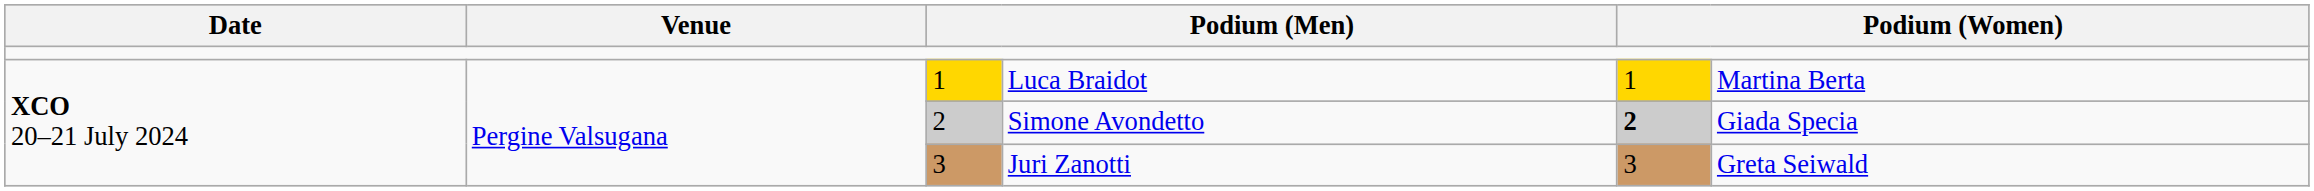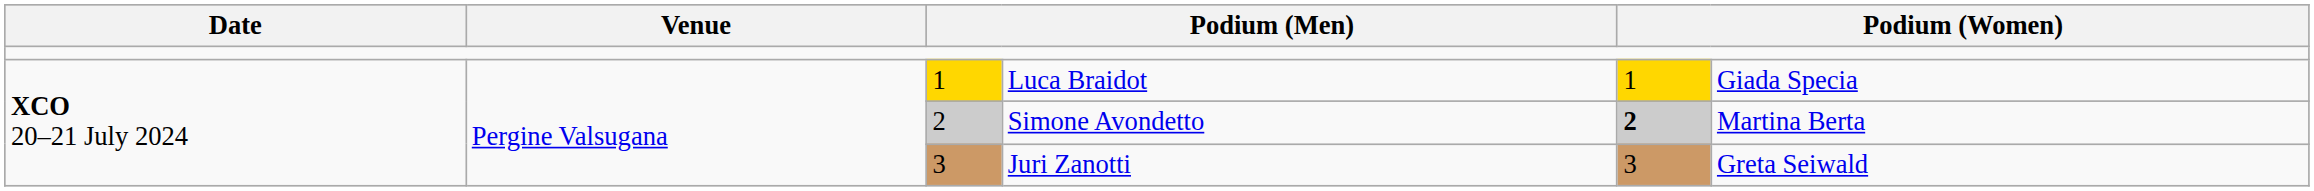(1791, 79) Martina Berta -> (1787, 79) Giada Specia
(1787, 122) Giada Specia -> (1791, 122) Martina Berta
